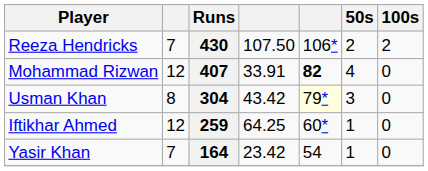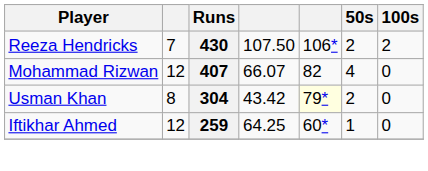(264, 71) 33.91 -> (264, 71) 66.07
(312, 71) bold -> (312, 71) normal
(350, 98) 3 -> (350, 98) 2
- row: (214, 152)
